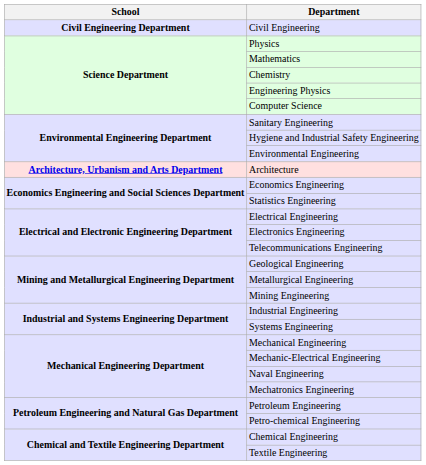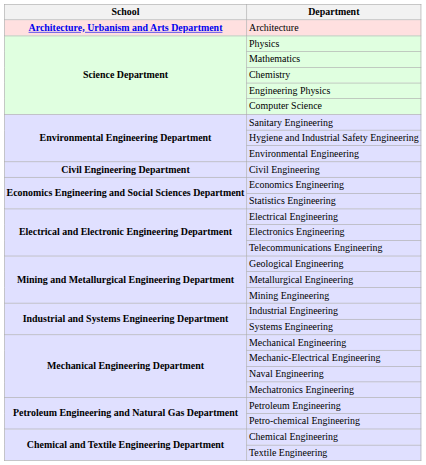rows swapped: (274, 169) <-> (284, 28)
